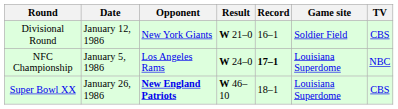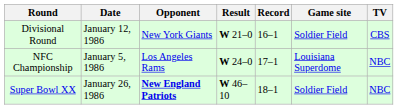(268, 62) bold -> (268, 62) normal
(317, 90) Louisiana Superdome -> (321, 90) Soldier Field
(380, 90) CBS -> (380, 90) NBC
